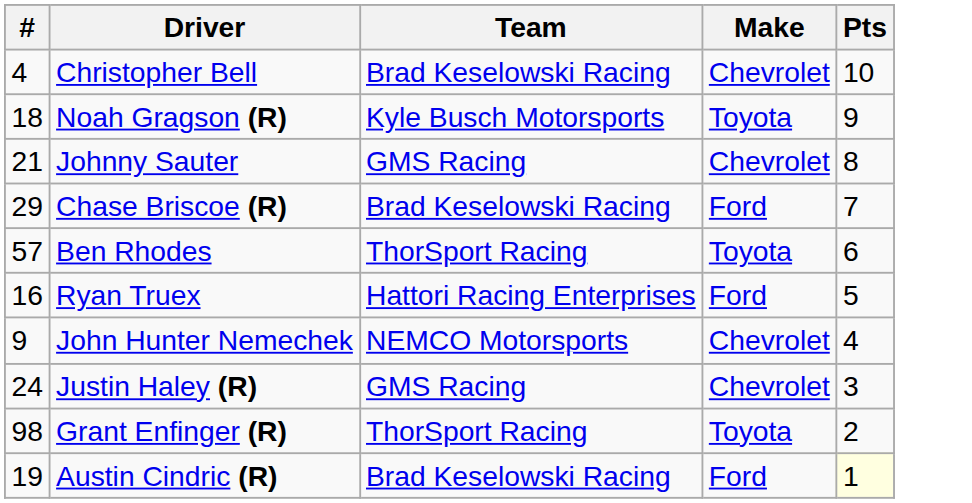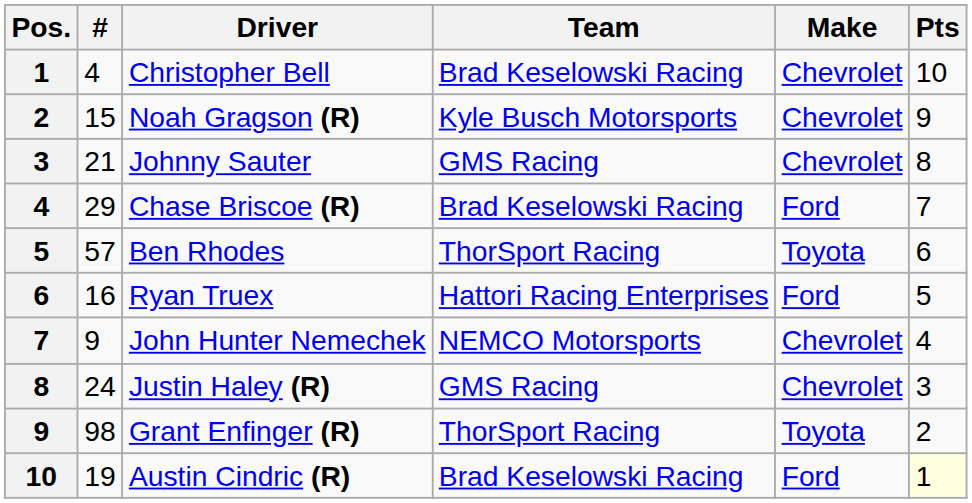+ column: (41, 27)
(27, 117) 18 -> (100, 117) 15
(750, 117) Toyota -> (842, 117) Chevrolet
